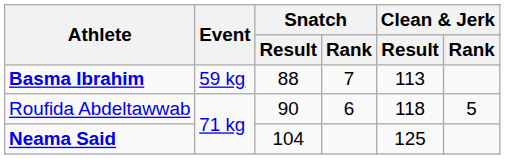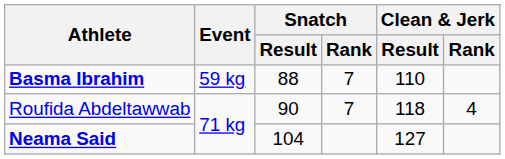(410, 80) 113 -> (410, 80) 110
(349, 109) 6 -> (349, 109) 7
(472, 109) 5 -> (472, 109) 4
(410, 139) 125 -> (410, 139) 127
